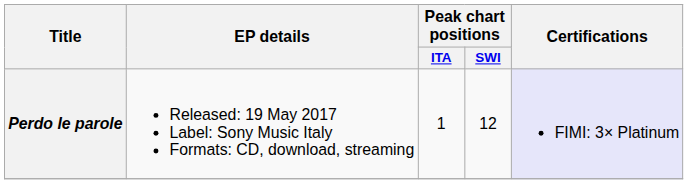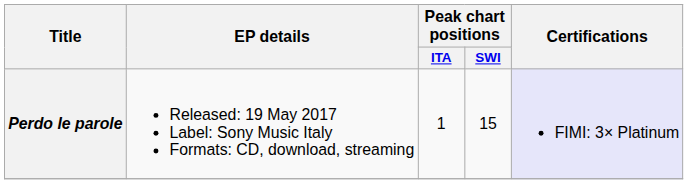(488, 123) 12 -> (488, 123) 15
